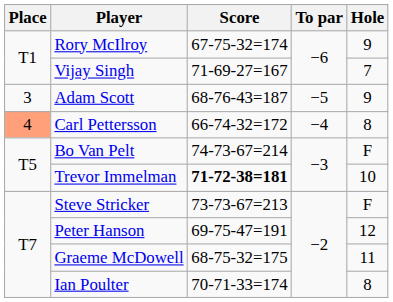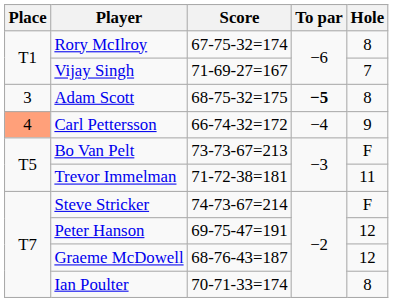(367, 44) 9 -> (367, 44) 8
(239, 97) 68-76-43=187 -> (239, 97) 68-75-32=175
(319, 97) normal -> (319, 97) bold
(367, 97) 9 -> (367, 97) 8
(367, 124) 8 -> (367, 124) 9
(239, 151) 74-73-67=214 -> (239, 151) 73-73-67=213
(240, 177) bold -> (239, 177) normal
(367, 177) 10 -> (367, 177) 11
(239, 204) 73-73-67=213 -> (239, 204) 74-73-67=214
(239, 257) 68-75-32=175 -> (239, 257) 68-76-43=187
(367, 257) 11 -> (367, 257) 12
